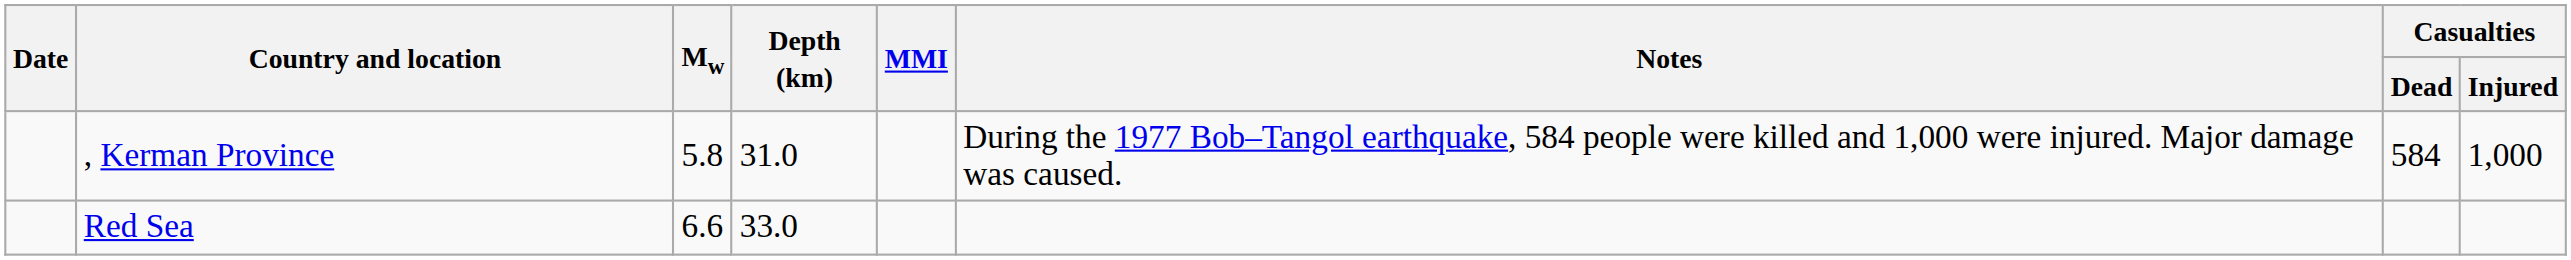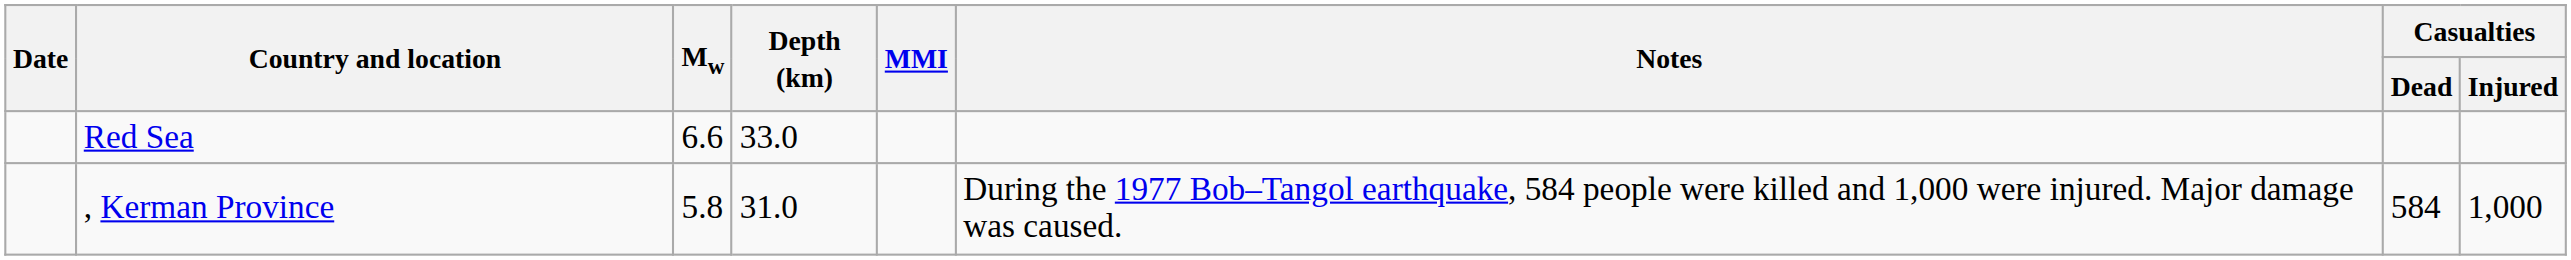rows swapped: (209, 155) <-> (139, 226)
